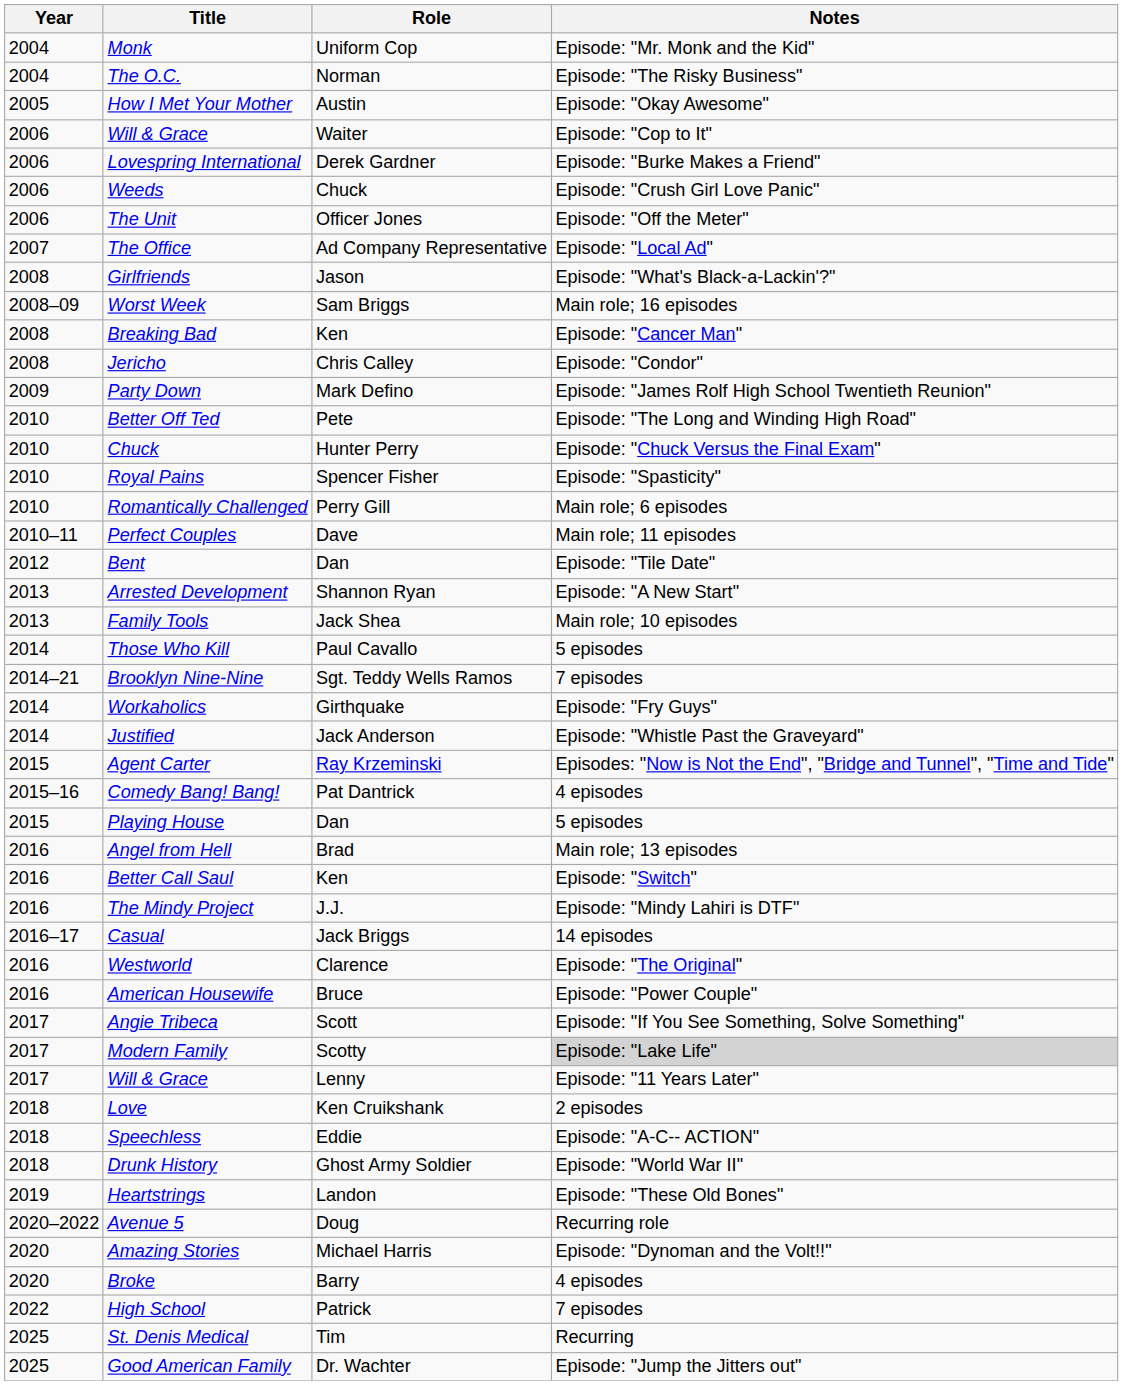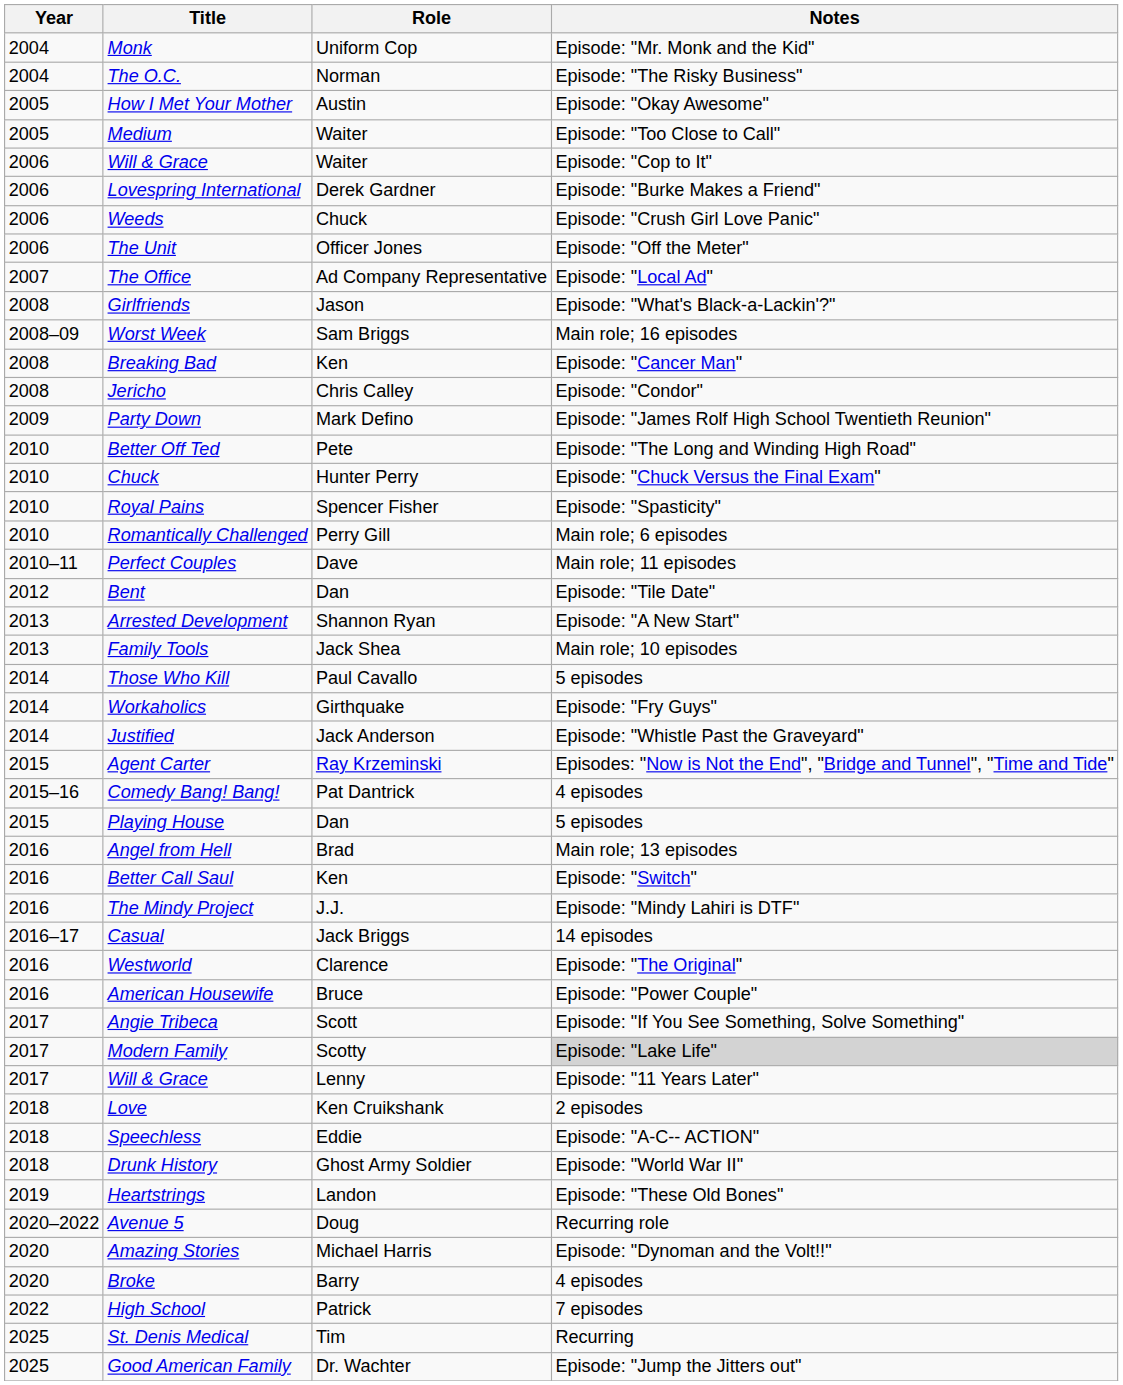+ row: (140, 133)
- row: (185, 678)
